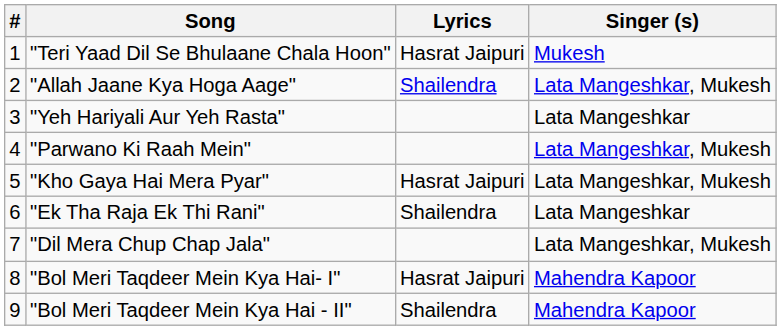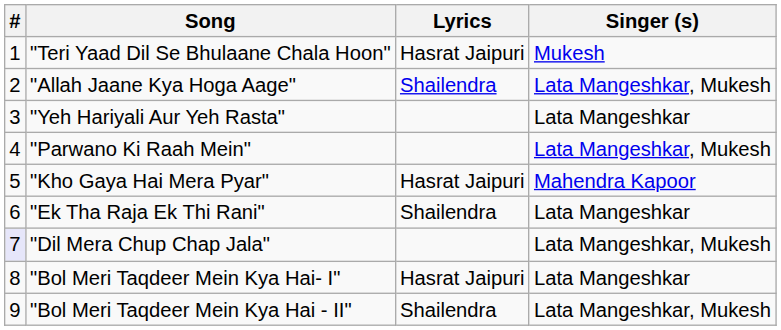(652, 181) Lata Mangeshkar, Mukesh -> (615, 181) Mahendra Kapoor
(15, 245) no background -> (15, 245) lavender background
(615, 277) Mahendra Kapoor -> (612, 277) Lata Mangeshkar
(615, 309) Mahendra Kapoor -> (652, 309) Lata Mangeshkar, Mukesh
